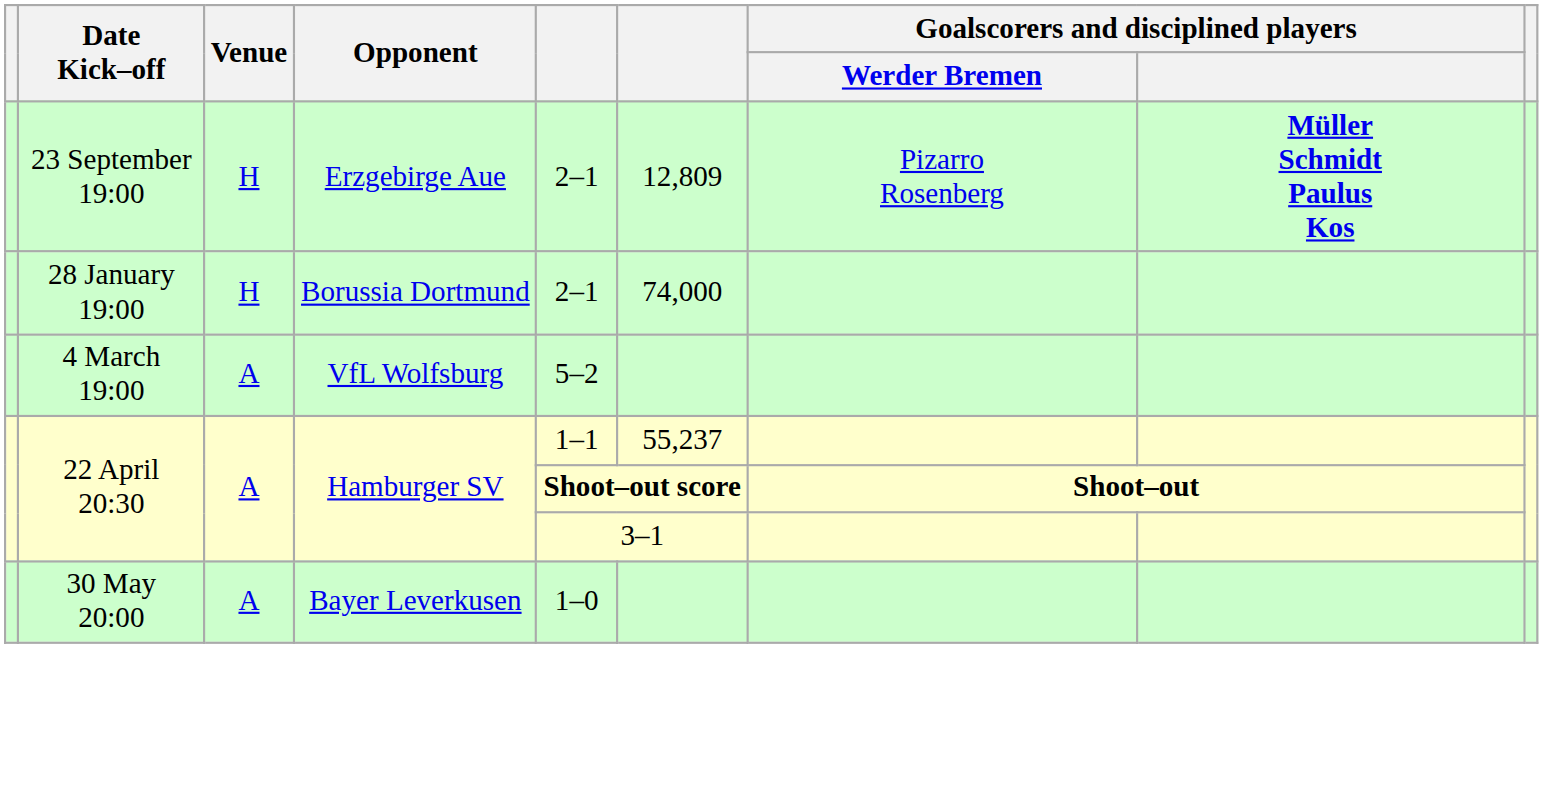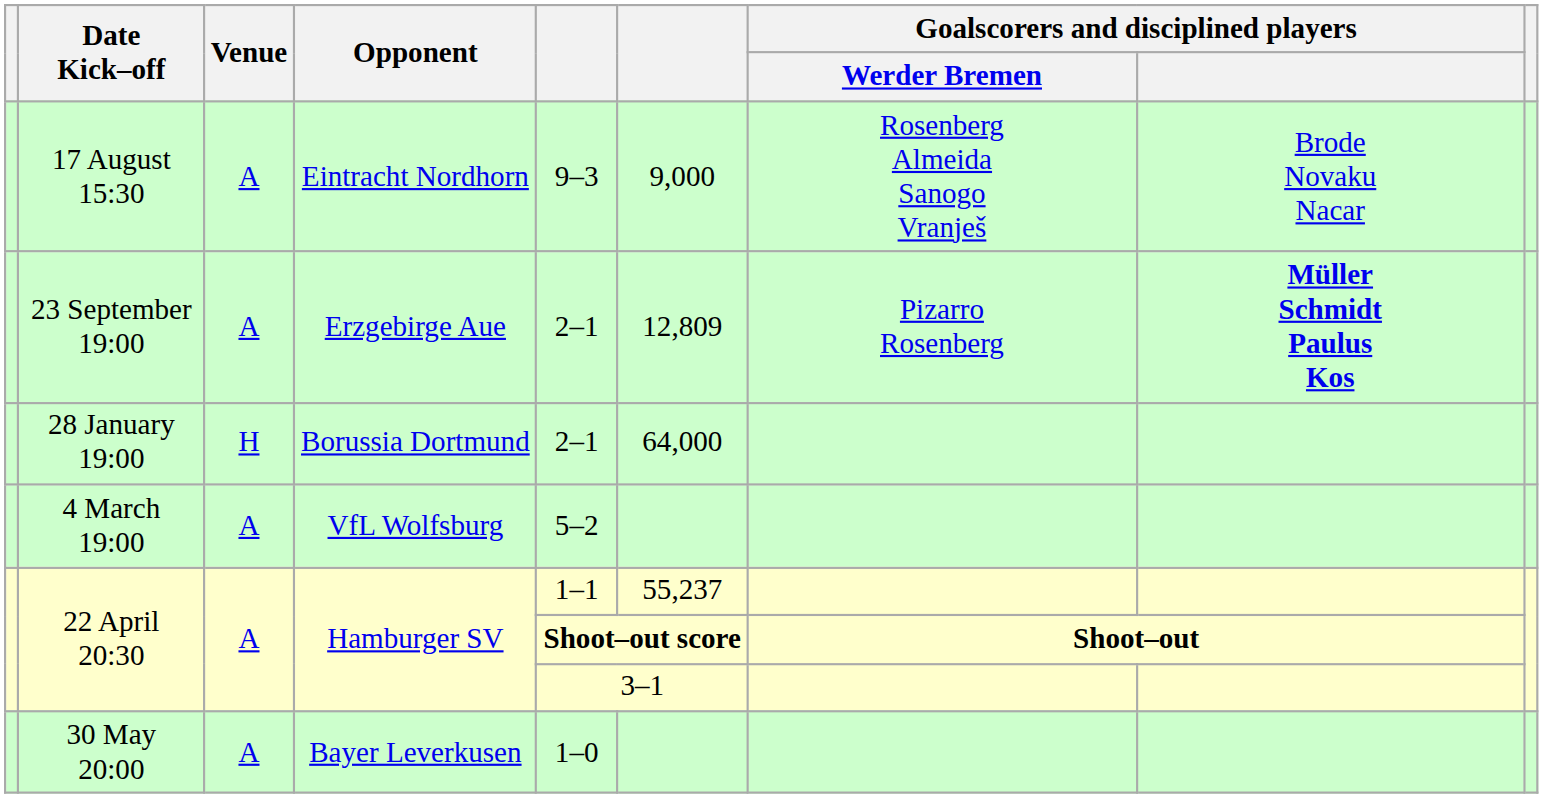+ row: (111, 175)
(249, 175) H -> (249, 326) A
(682, 291) 74,000 -> (682, 442) 64,000
